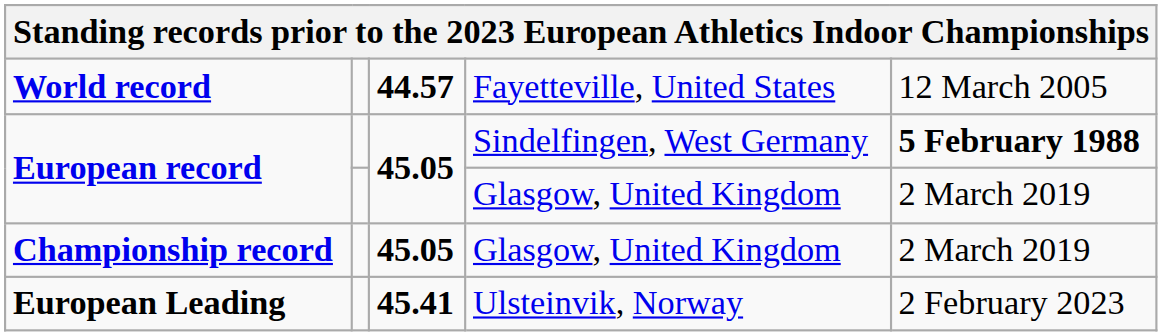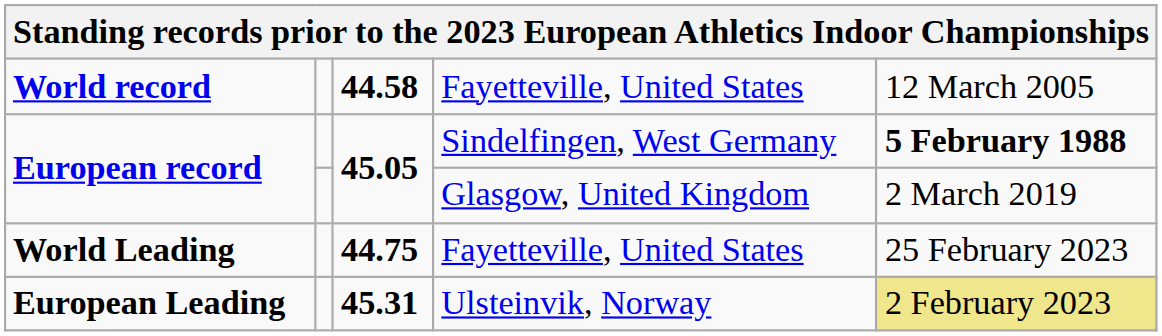(415, 85) 44.57 -> (380, 85) 44.58
- row: (173, 248)
+ row: (124, 248)
(415, 303) 45.41 -> (380, 303) 45.31
(1012, 303) no background -> (998, 303) khaki background
